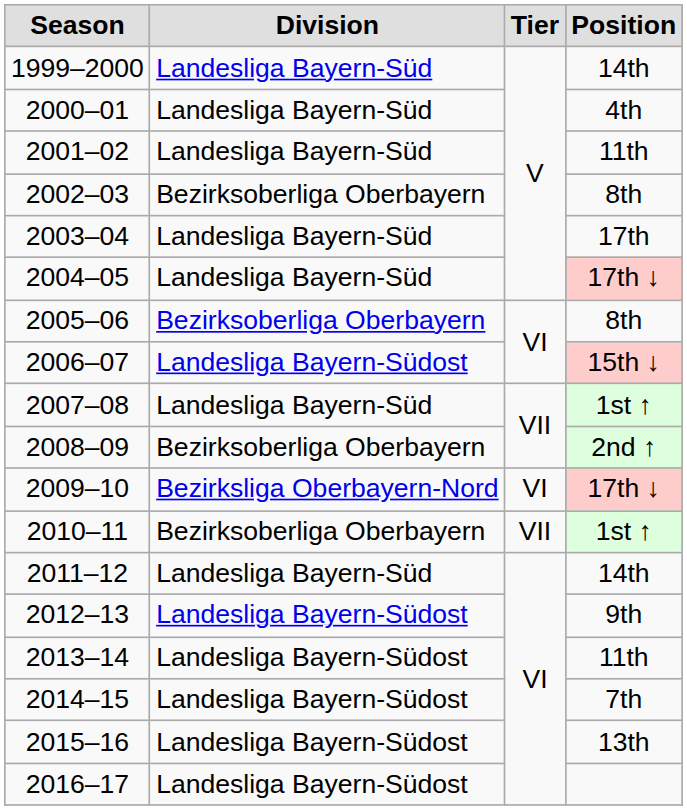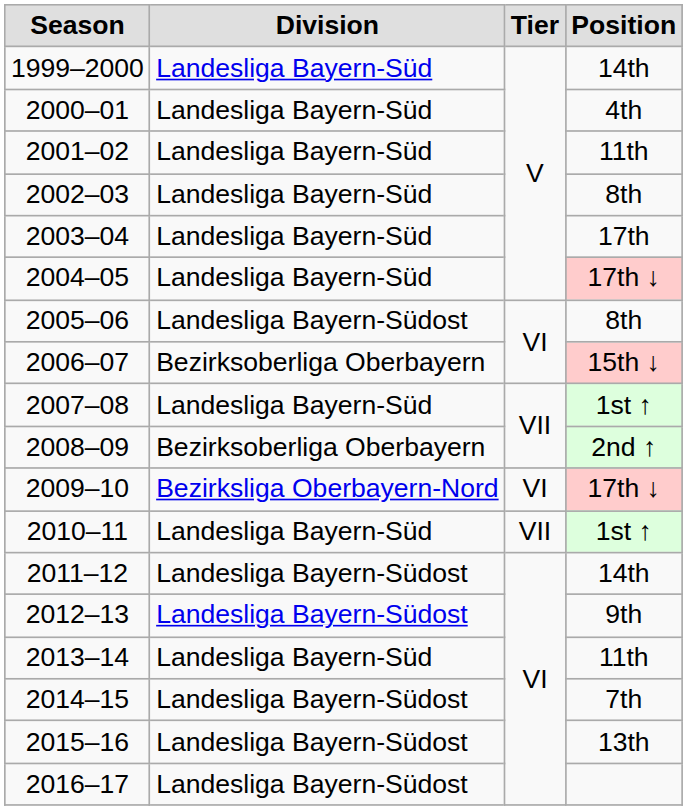(321, 194) Bezirksoberliga Oberbayern -> (294, 194) Landesliga Bayern-Süd
(321, 320) Bezirksoberliga Oberbayern -> (312, 320) Landesliga Bayern-Südost
(312, 362) Landesliga Bayern-Südost -> (321, 362) Bezirksoberliga Oberbayern
(321, 531) Bezirksoberliga Oberbayern -> (294, 531) Landesliga Bayern-Süd
(294, 573) Landesliga Bayern-Süd -> (312, 573) Landesliga Bayern-Südost
(312, 657) Landesliga Bayern-Südost -> (294, 657) Landesliga Bayern-Süd
